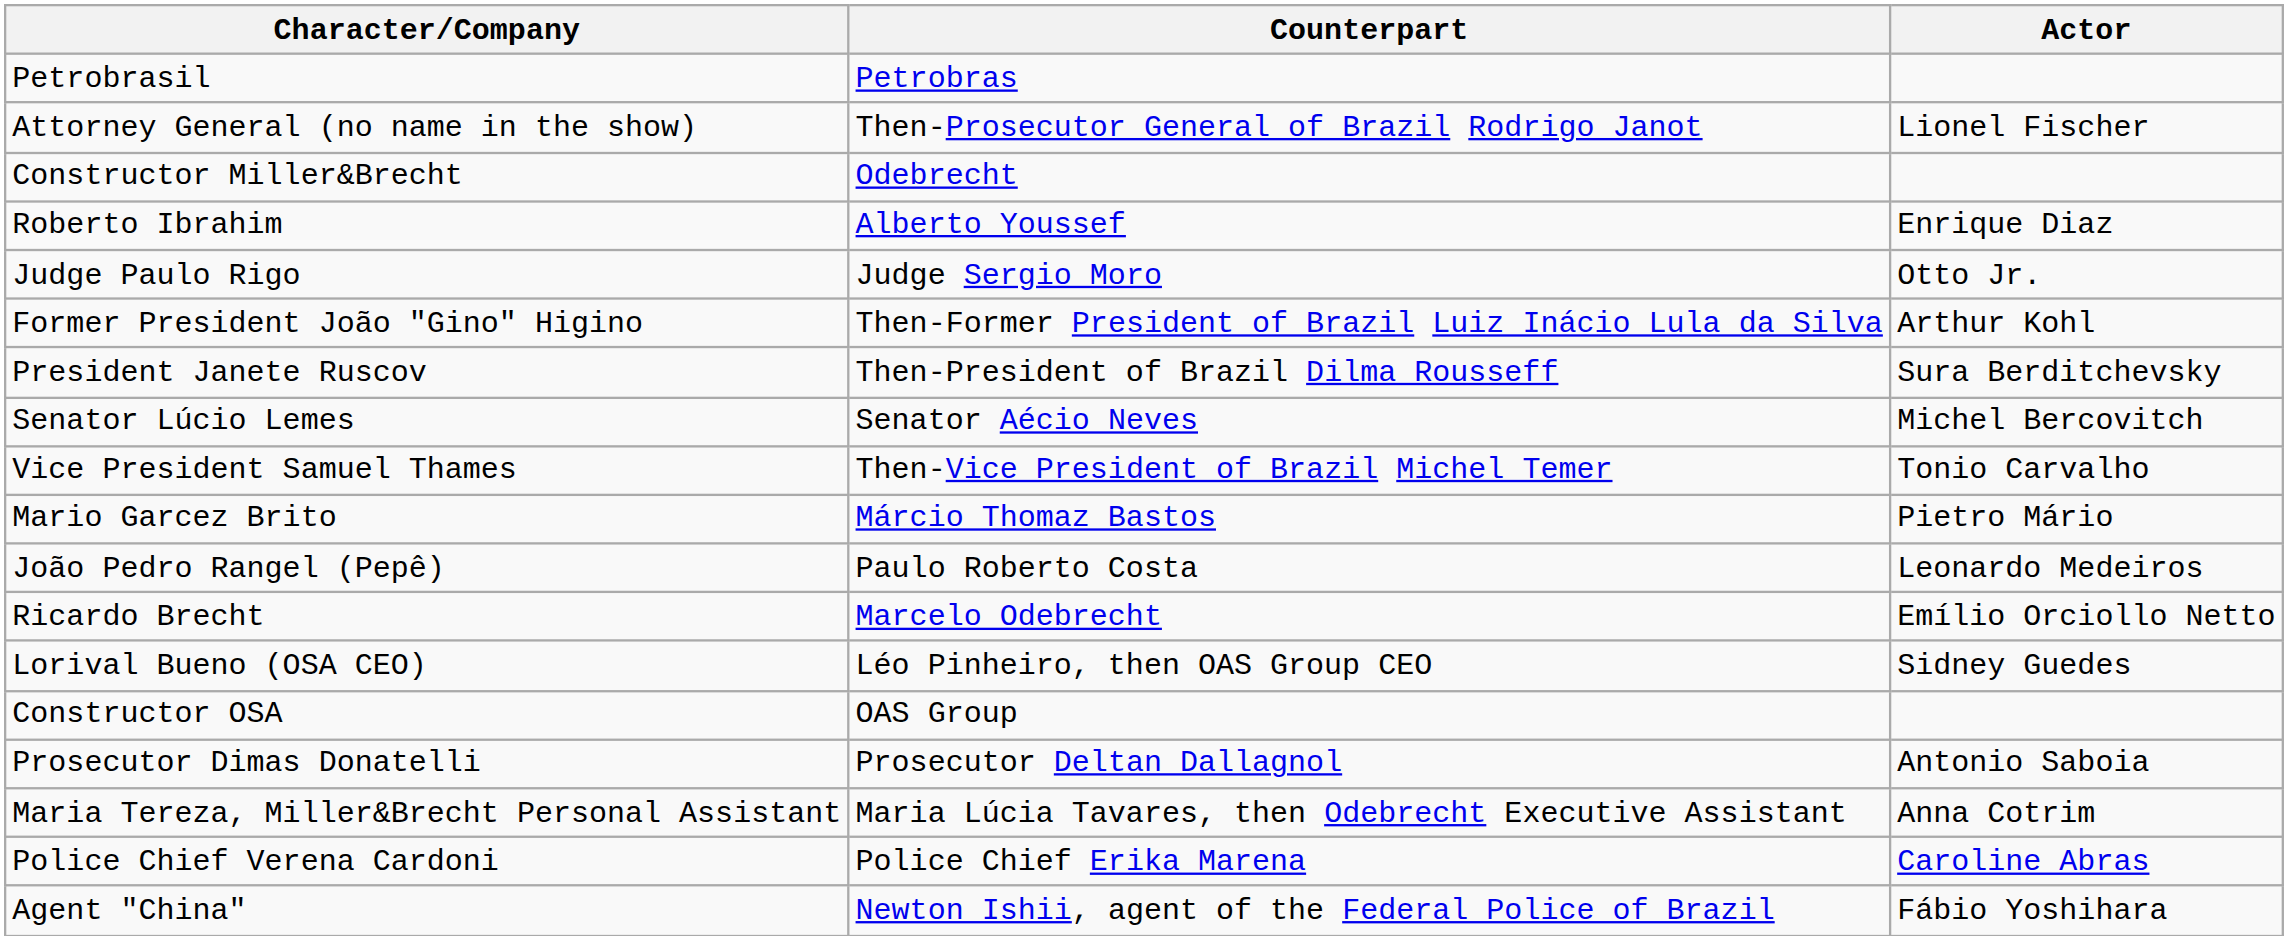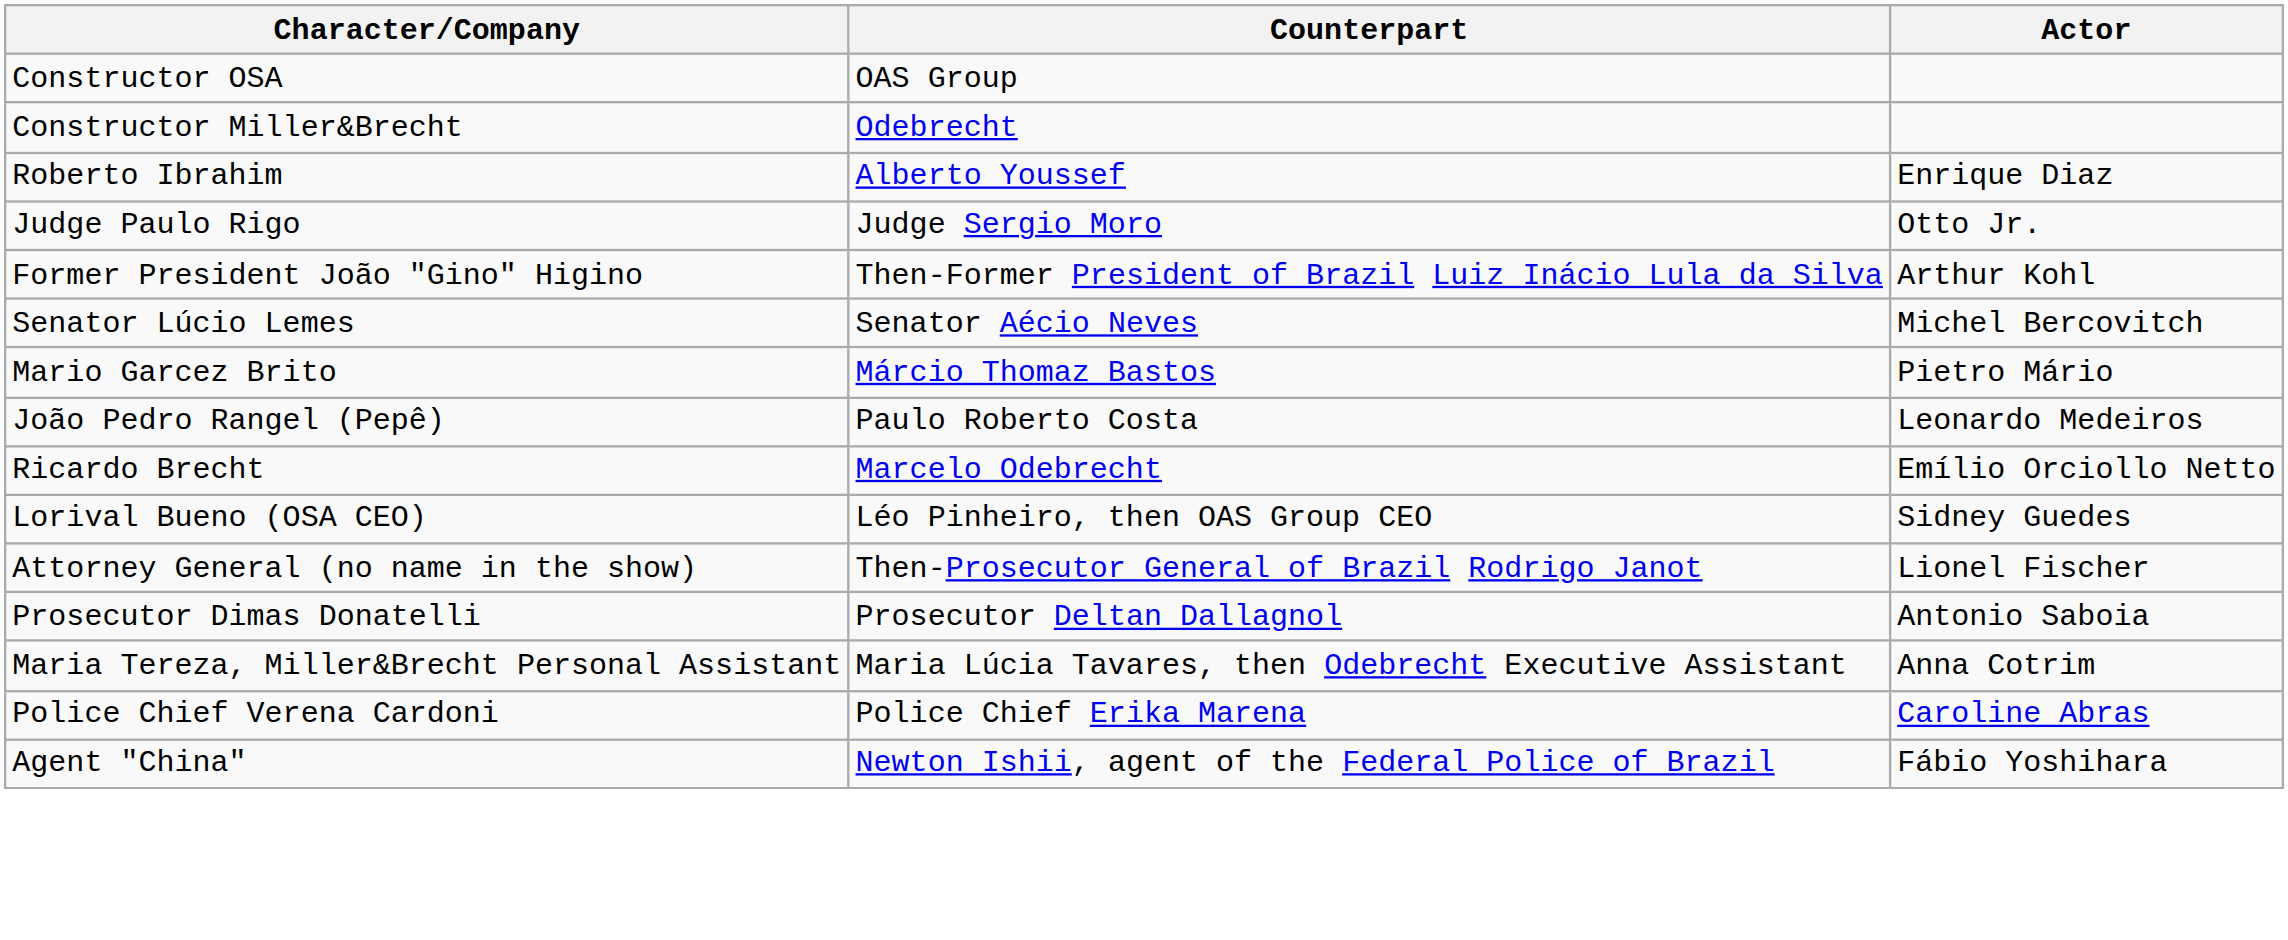- row: (111, 79)
rows swapped: (147, 715) <-> (355, 128)
- row: (220, 372)
- row: (265, 470)
